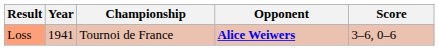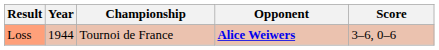(61, 34) 1941 -> (61, 34) 1944
